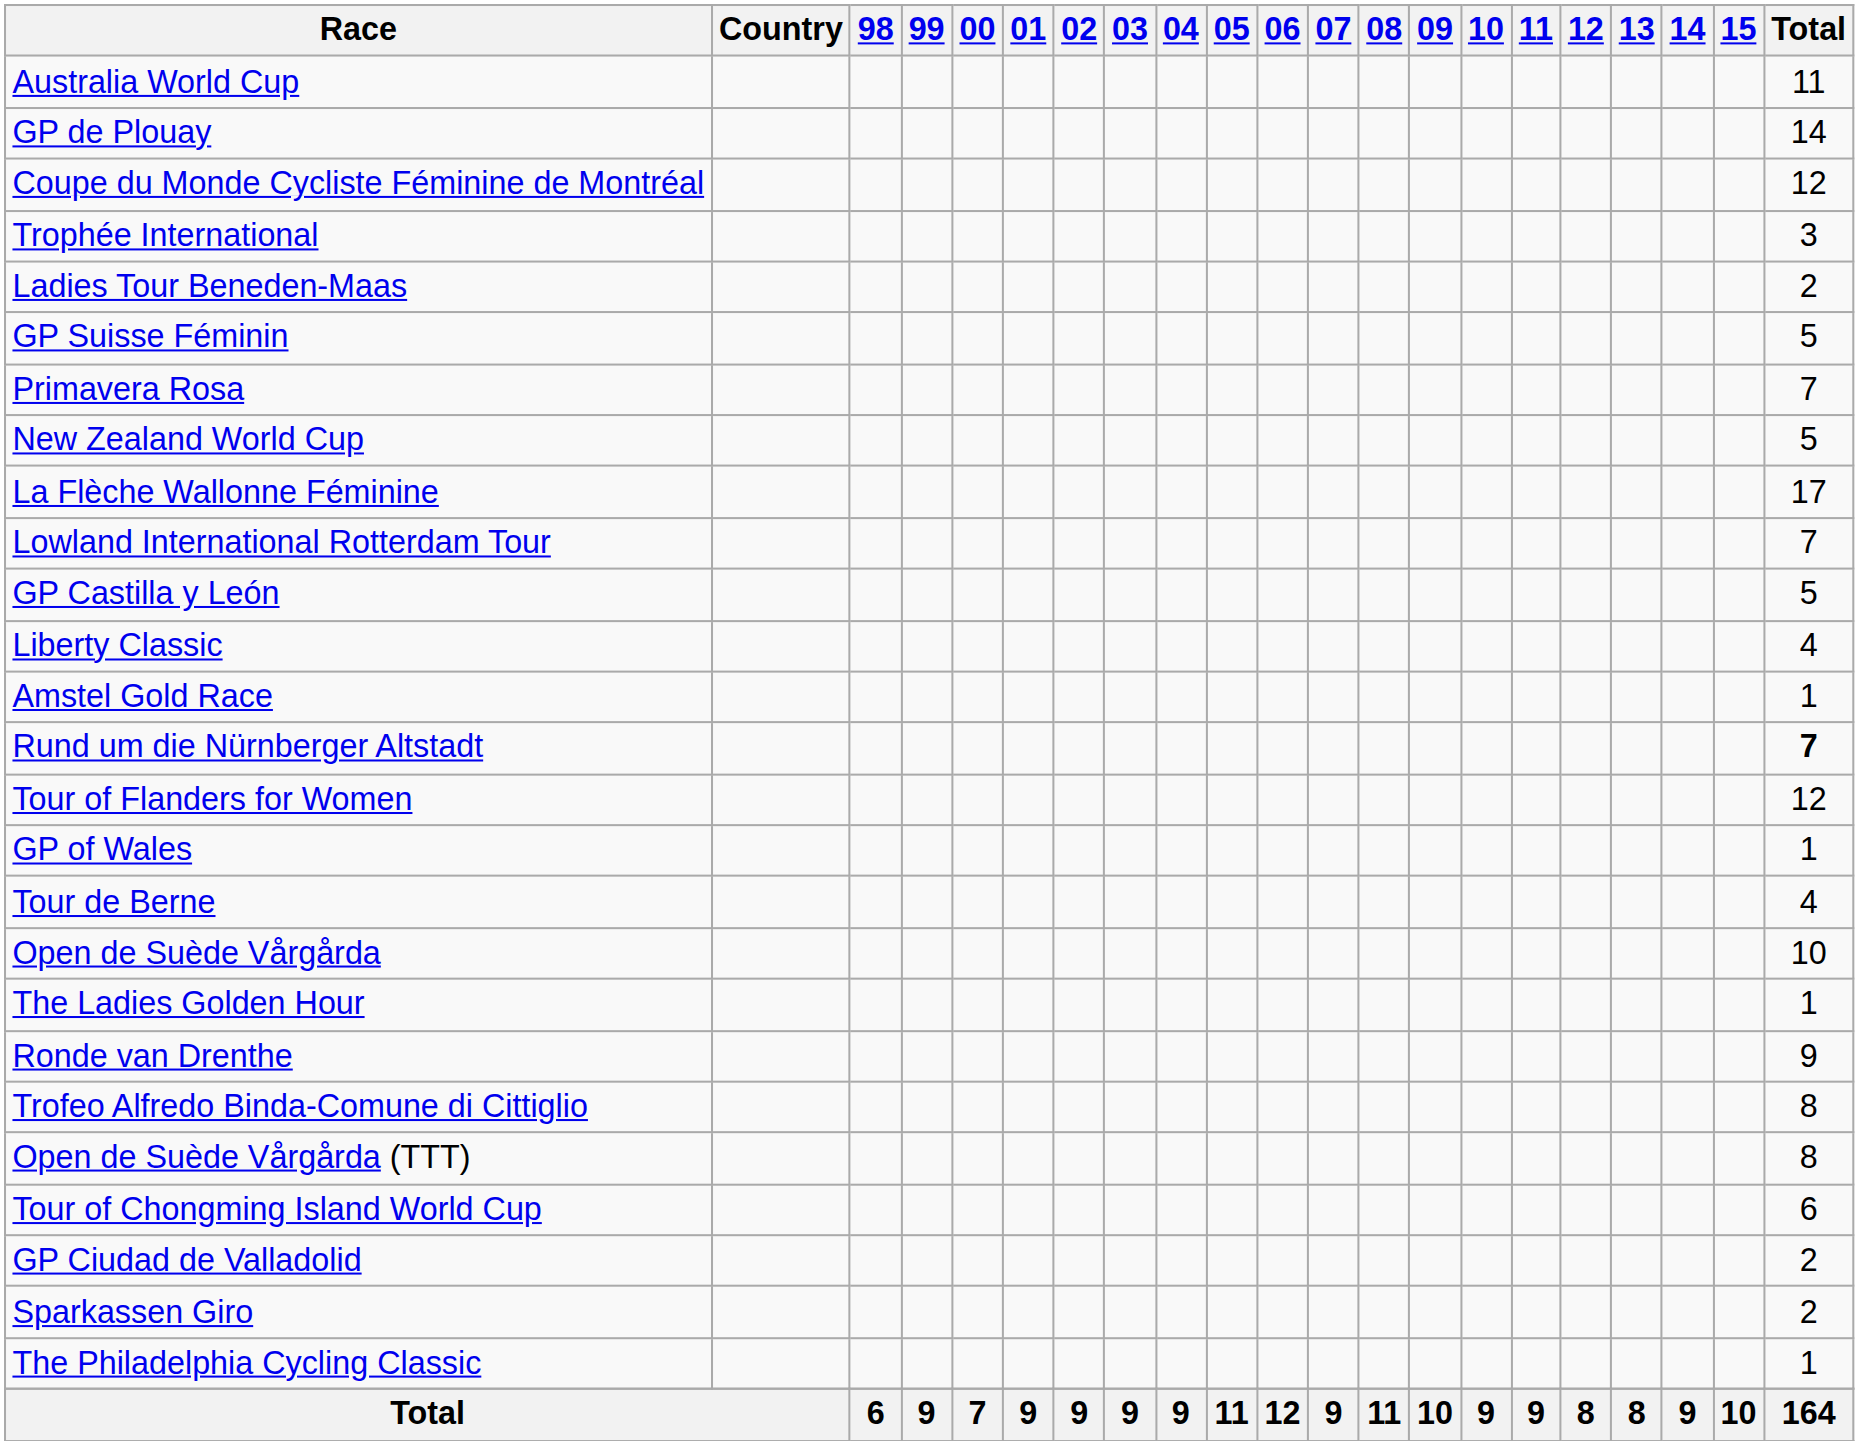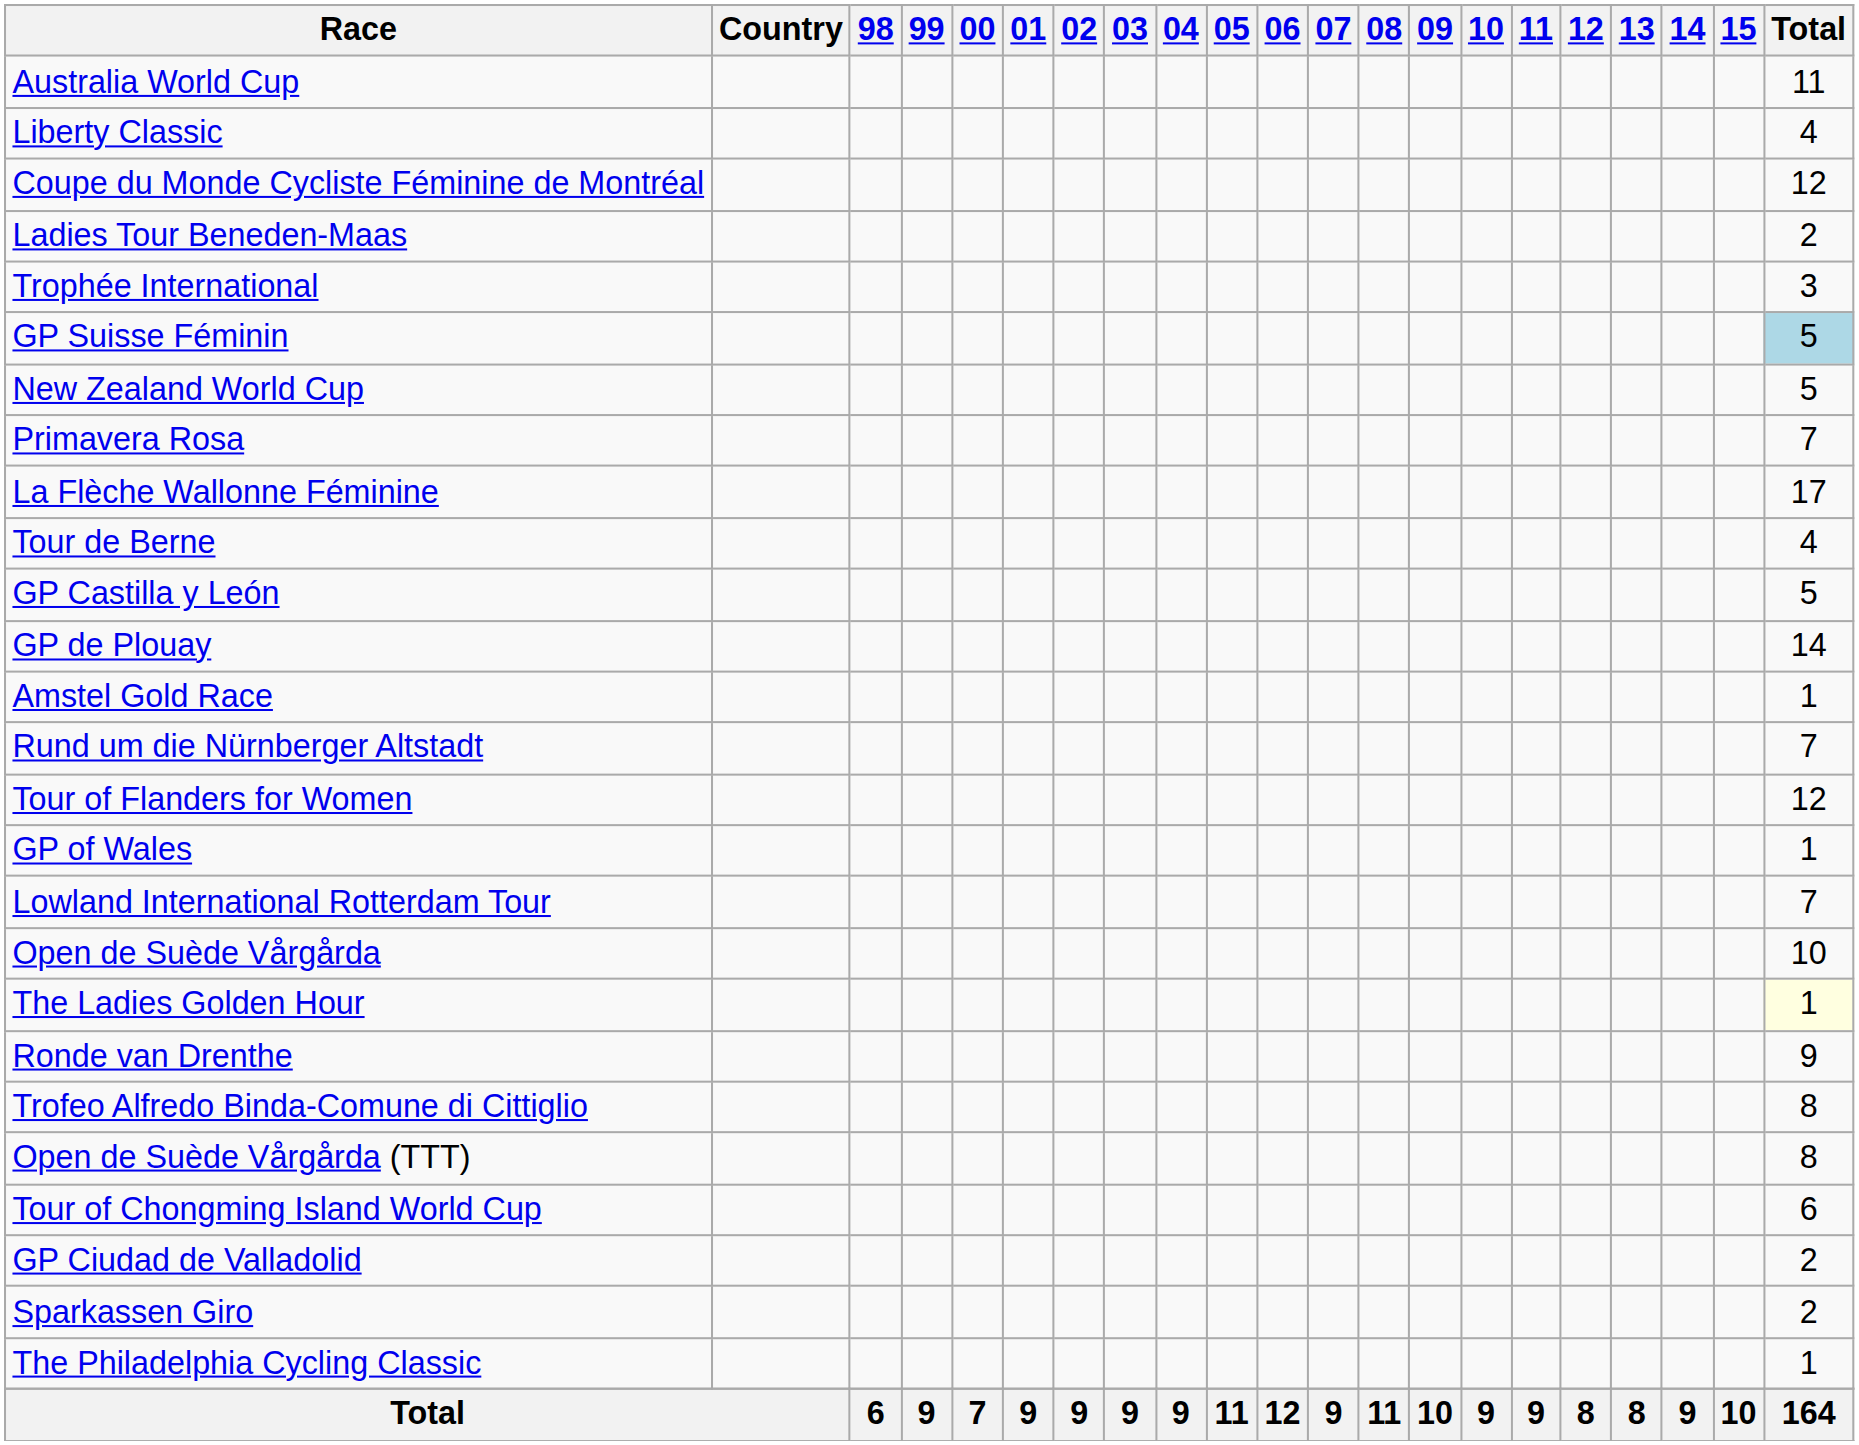rows swapped: (118, 645) <-> (112, 132)
rows swapped: (165, 235) <-> (210, 286)
(1809, 337) no background -> (1809, 337) lightblue background
rows swapped: (188, 440) <-> (128, 388)
rows swapped: (282, 542) <-> (114, 901)
(1809, 747) bold -> (1809, 747) normal
(1809, 1004) no background -> (1809, 1004) lightyellow background
